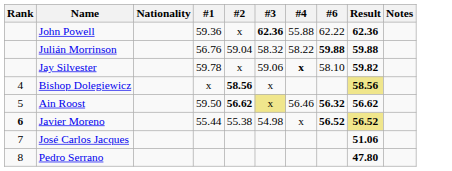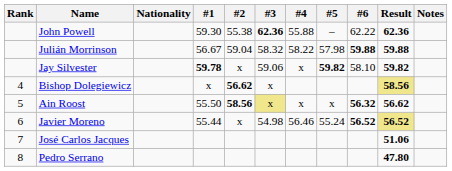+ column: (332, 13)
(209, 31) 59.36 -> (209, 31) 59.30
(240, 31) x -> (240, 31) 55.38
(209, 49) 56.76 -> (209, 49) 56.67
(209, 67) normal -> (209, 67) bold
(301, 67) bold -> (301, 67) normal
(240, 85) 58.56 -> (240, 85) 56.62
(209, 103) 59.50 -> (209, 103) 55.50
(240, 103) 56.62 -> (240, 103) 58.56
(301, 103) 56.46 -> (301, 103) x
(20, 121) bold -> (20, 121) normal
(240, 121) 55.38 -> (240, 121) x
(301, 121) x -> (301, 121) 56.46
